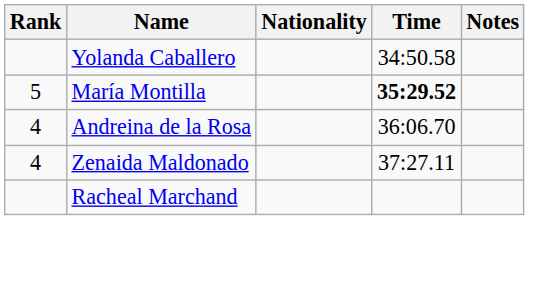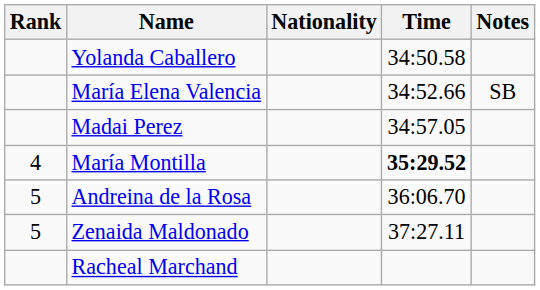+ row: (166, 92)
+ row: (127, 127)
(36, 92) 5 -> (36, 162) 4
(36, 127) 4 -> (36, 197) 5
(36, 162) 4 -> (36, 232) 5
